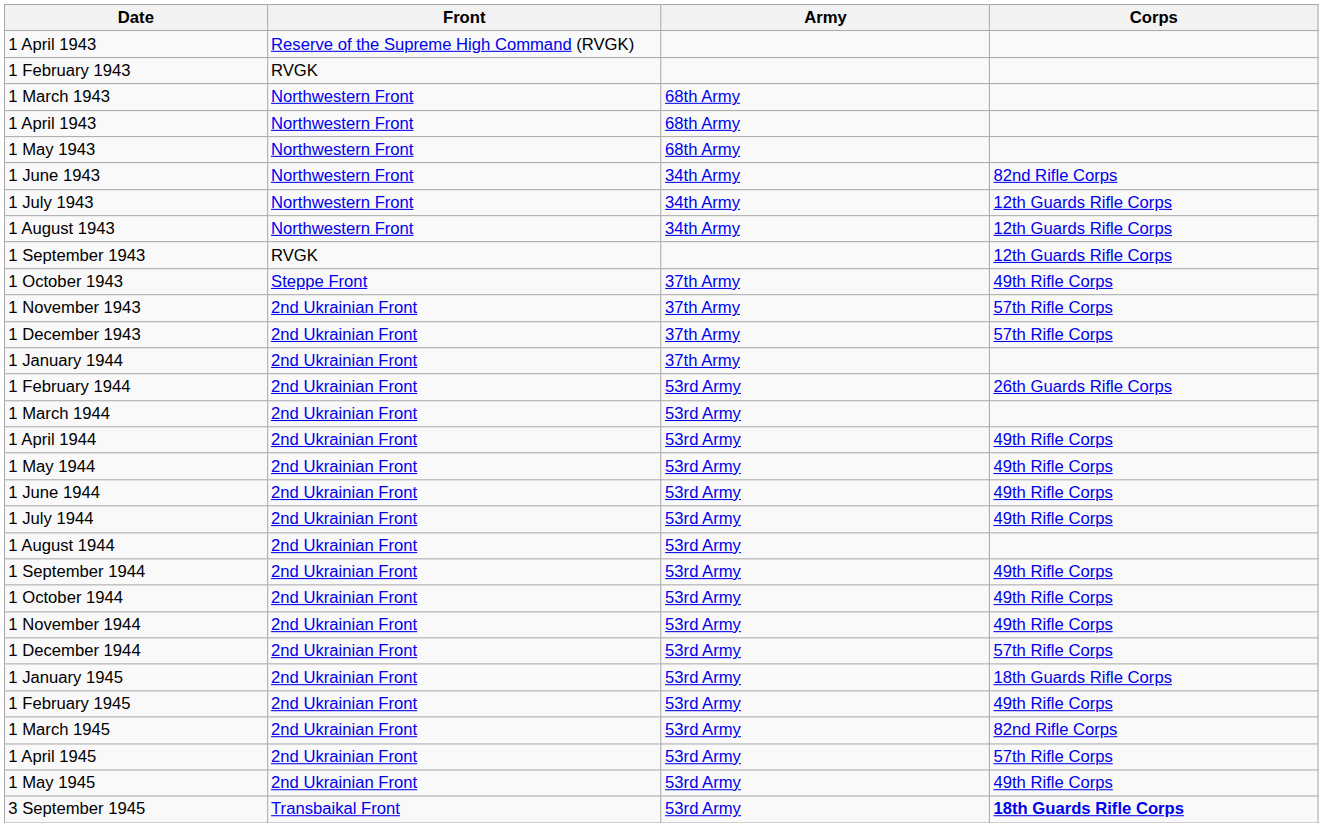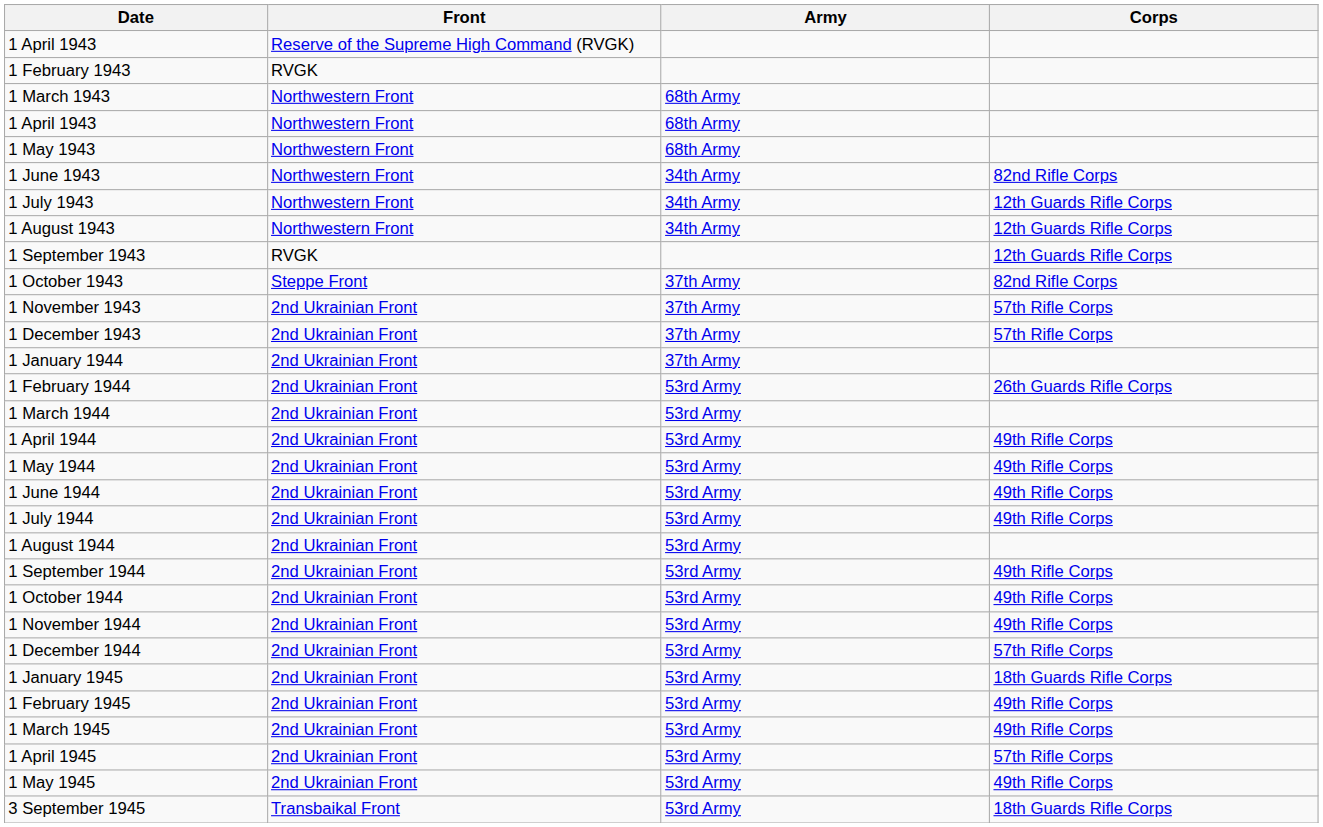(1053, 281) 49th Rifle Corps -> (1055, 281) 82nd Rifle Corps
(1055, 730) 82nd Rifle Corps -> (1053, 730) 49th Rifle Corps
(1089, 809) bold -> (1083, 809) normal
